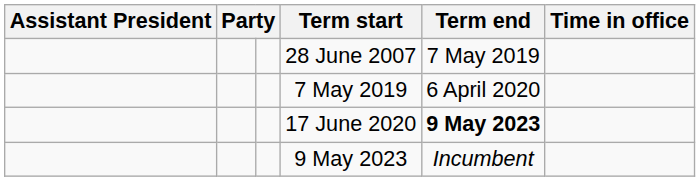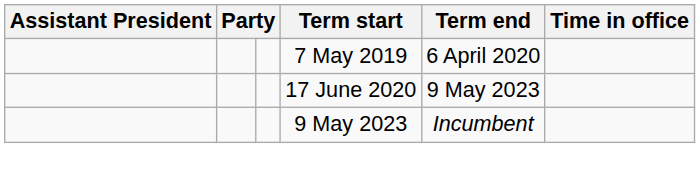- row: (351, 55)
(483, 124) bold -> (483, 90) normal
